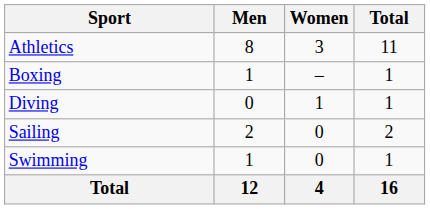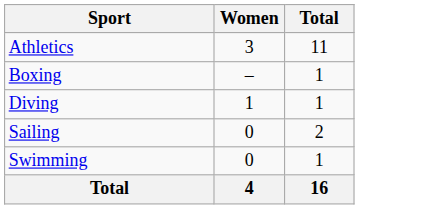- column: (249, 18)
